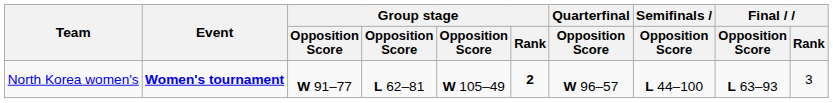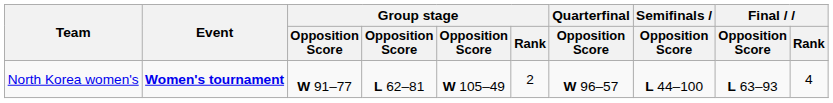(530, 80) bold -> (530, 80) normal
(809, 80) 3 -> (809, 80) 4
